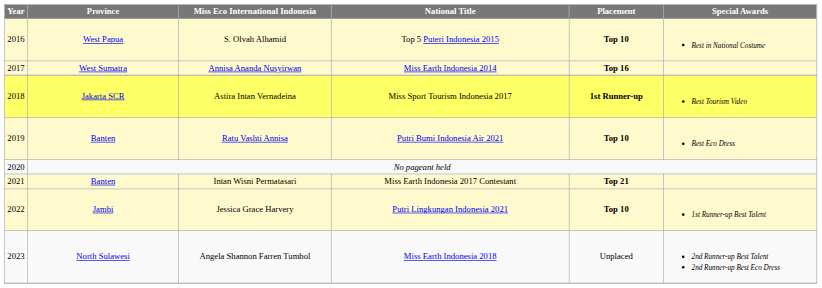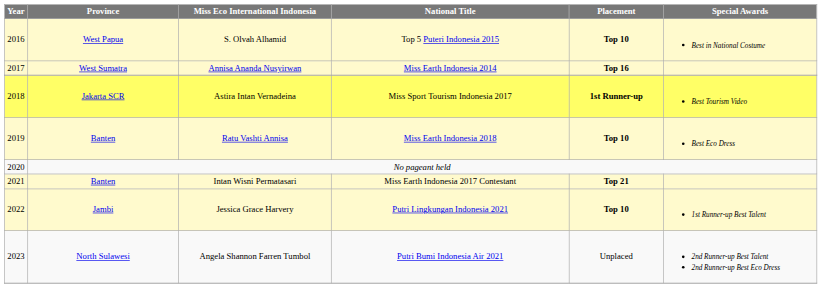(450, 139) Putri Bumi Indonesia Air 2021 -> (450, 139) Miss Earth Indonesia 2018
(450, 257) Miss Earth Indonesia 2018 -> (450, 257) Putri Bumi Indonesia Air 2021
